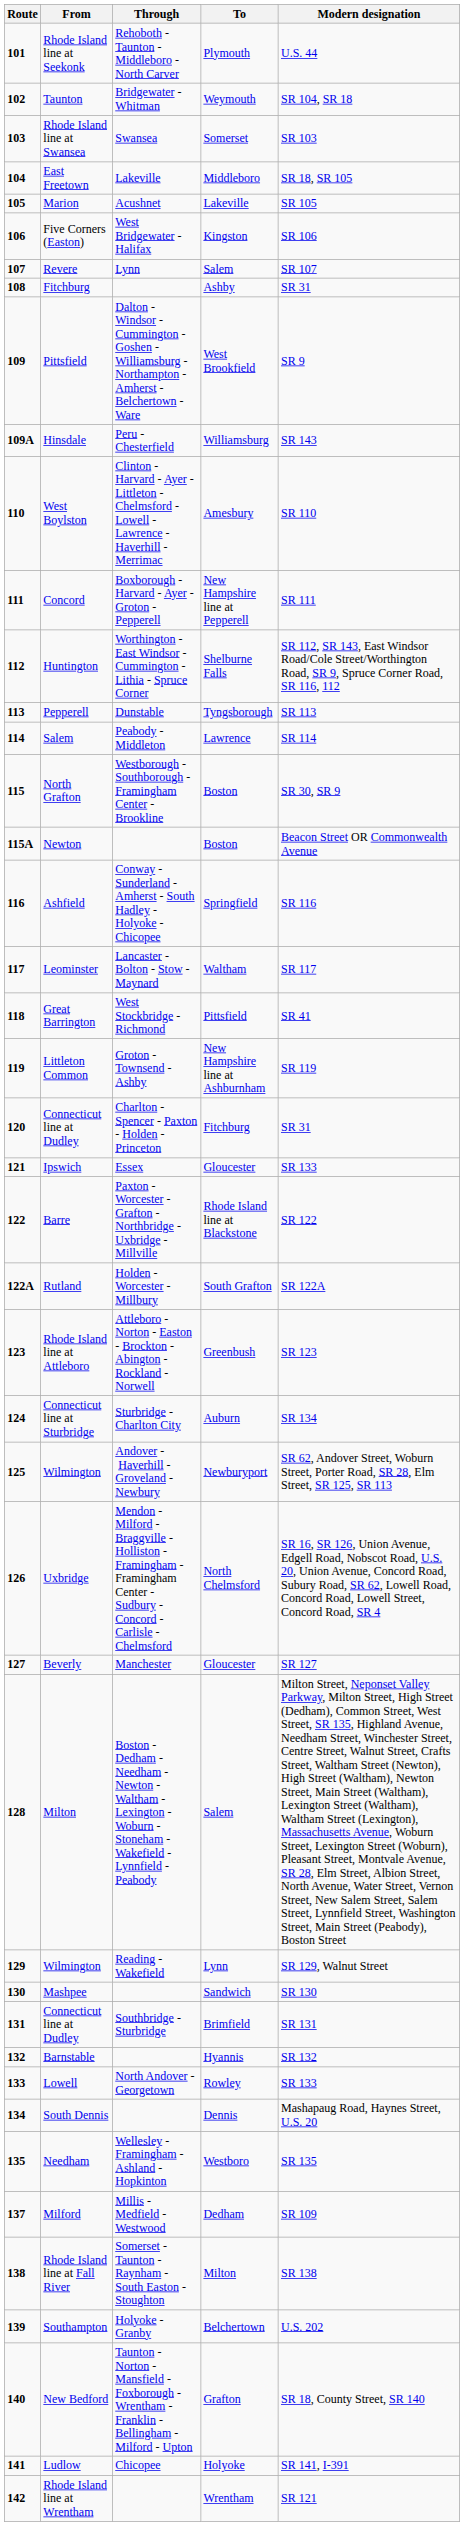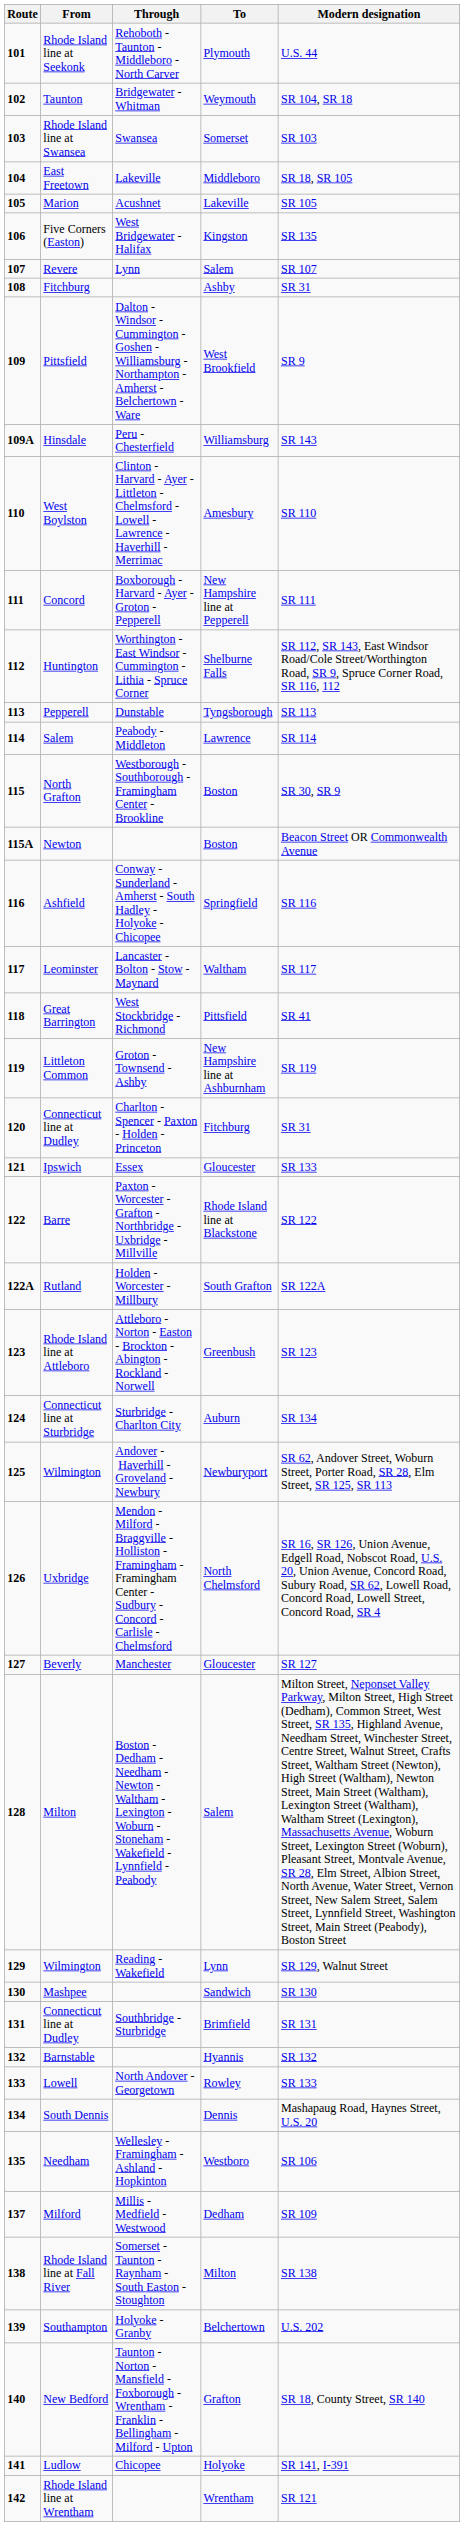(299, 236) SR 106 -> (299, 236) SR 135
(299, 2161) SR 135 -> (299, 2161) SR 106
